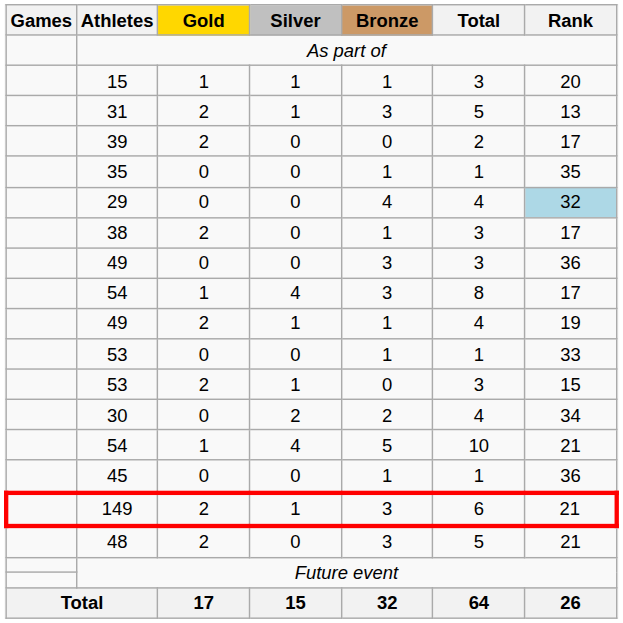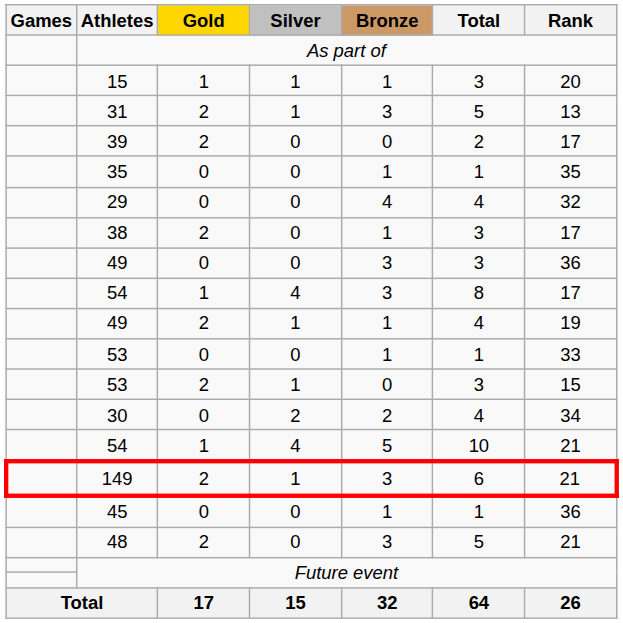(571, 202) lightblue background -> (571, 202) no background
rows swapped: (117, 475) <-> (117, 509)
